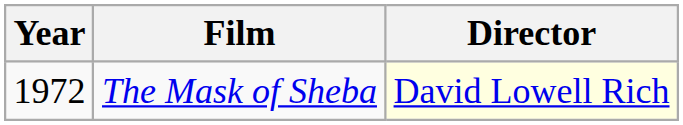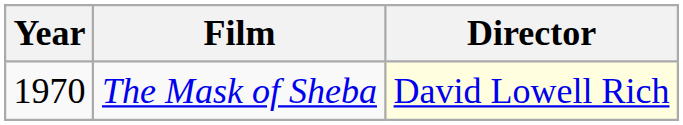(49, 90) 1972 -> (49, 90) 1970
